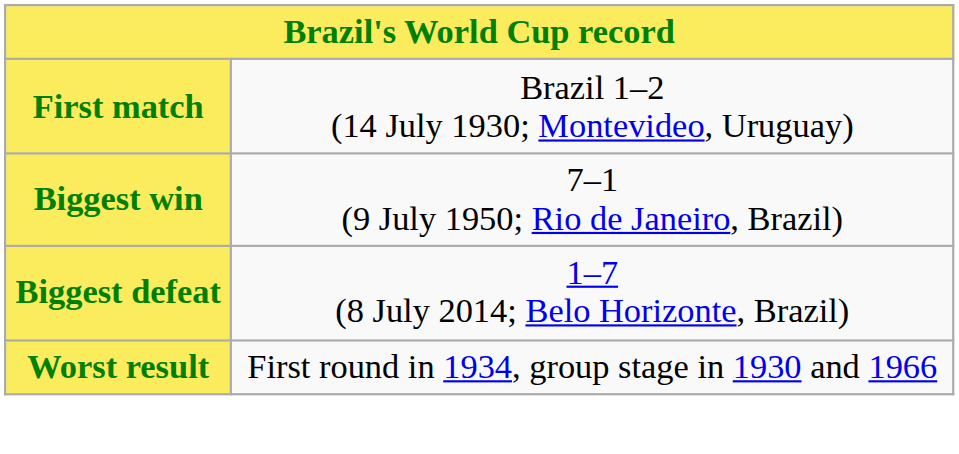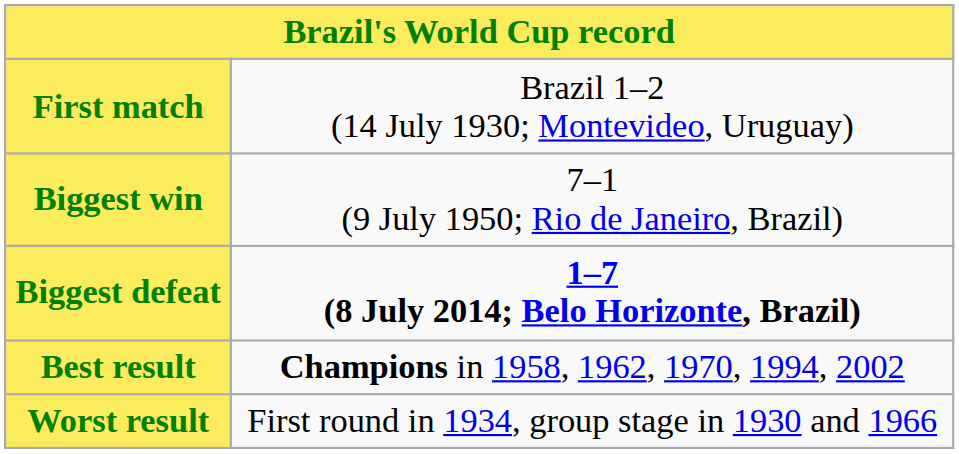(592, 292) normal -> (592, 292) bold
+ row: (118, 366)
